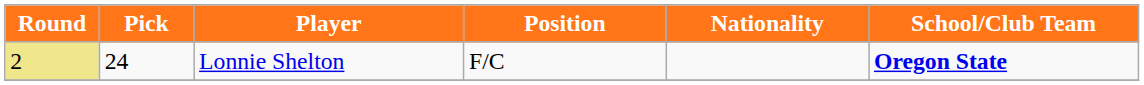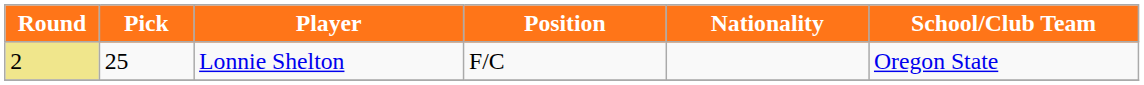(117, 60) 24 -> (117, 60) 25
(941, 60) bold -> (936, 60) normal
